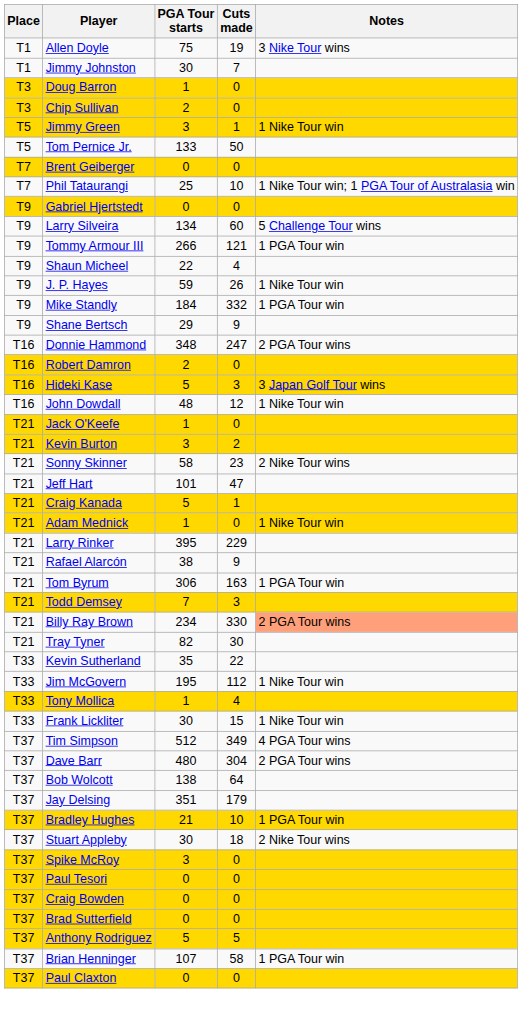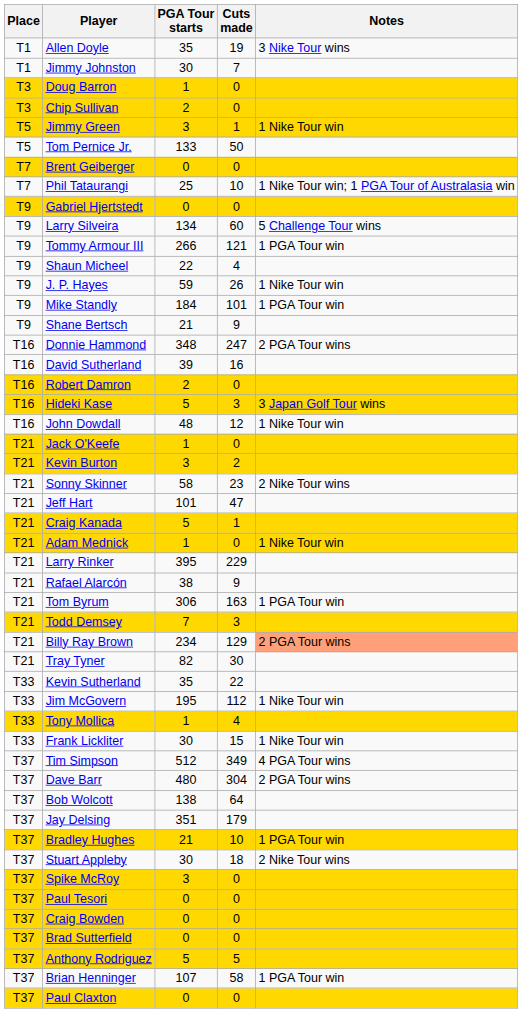(186, 48) 75 -> (186, 48) 35
(236, 305) 332 -> (236, 305) 101
(186, 325) 29 -> (186, 325) 21
+ row: (94, 364)
(236, 622) 330 -> (236, 642) 129
